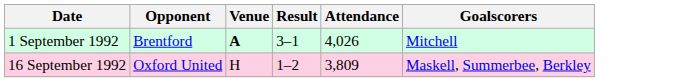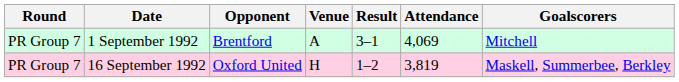+ column: (44, 16)
(235, 40) bold -> (314, 40) normal
(342, 40) 4,026 -> (421, 40) 4,069
(342, 64) 3,809 -> (421, 64) 3,819
